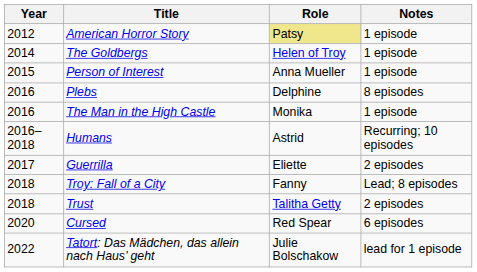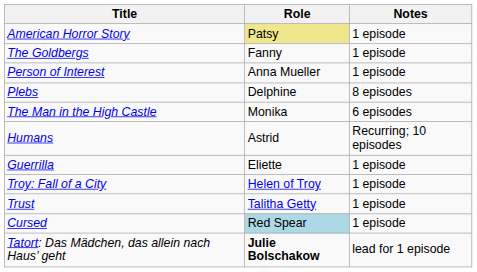- column: (34, 14)
(309, 53) Helen of Troy -> (265, 53) Fanny
(390, 111) 1 episode -> (382, 111) 6 episodes
(394, 164) 2 episodes -> (379, 164) 1 episode
(290, 184) Fanny -> (284, 184) Helen of Troy
(411, 184) Lead; 8 episodes -> (379, 184) 1 episode
(394, 203) 2 episodes -> (379, 203) 1 episode
(302, 223) no background -> (277, 223) lightblue background
(394, 223) 6 episodes -> (379, 223) 1 episode
(305, 249) normal -> (284, 249) bold
